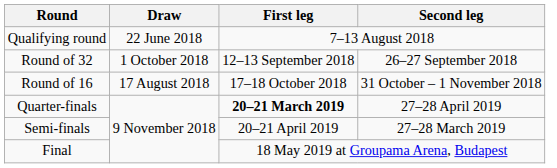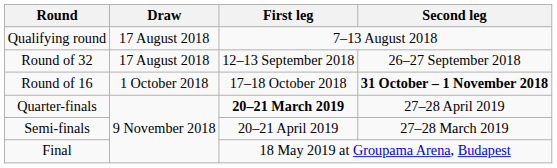(164, 38) 22 June 2018 -> (164, 38) 17 August 2018
(164, 60) 1 October 2018 -> (164, 60) 17 August 2018
(164, 83) 17 August 2018 -> (164, 83) 1 October 2018
(451, 83) normal -> (454, 83) bold
